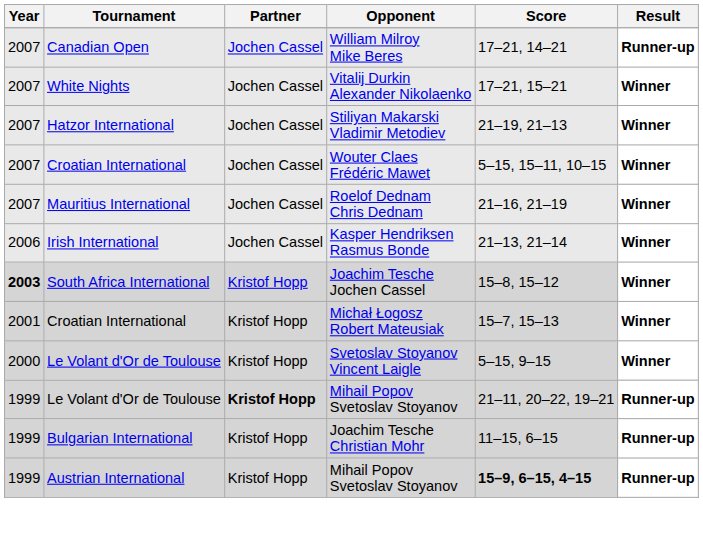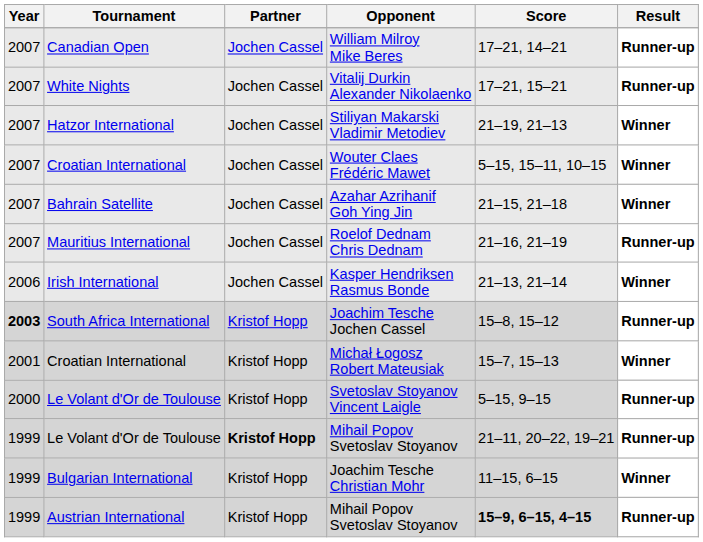(646, 87) Winner -> (658, 87) Runner-up
+ row: (100, 204)
(646, 204) Winner -> (658, 243) Runner-up
(646, 282) Winner -> (658, 321) Runner-up
(646, 361) Winner -> (658, 400) Runner-up
(658, 439) Runner-up -> (646, 478) Winner
